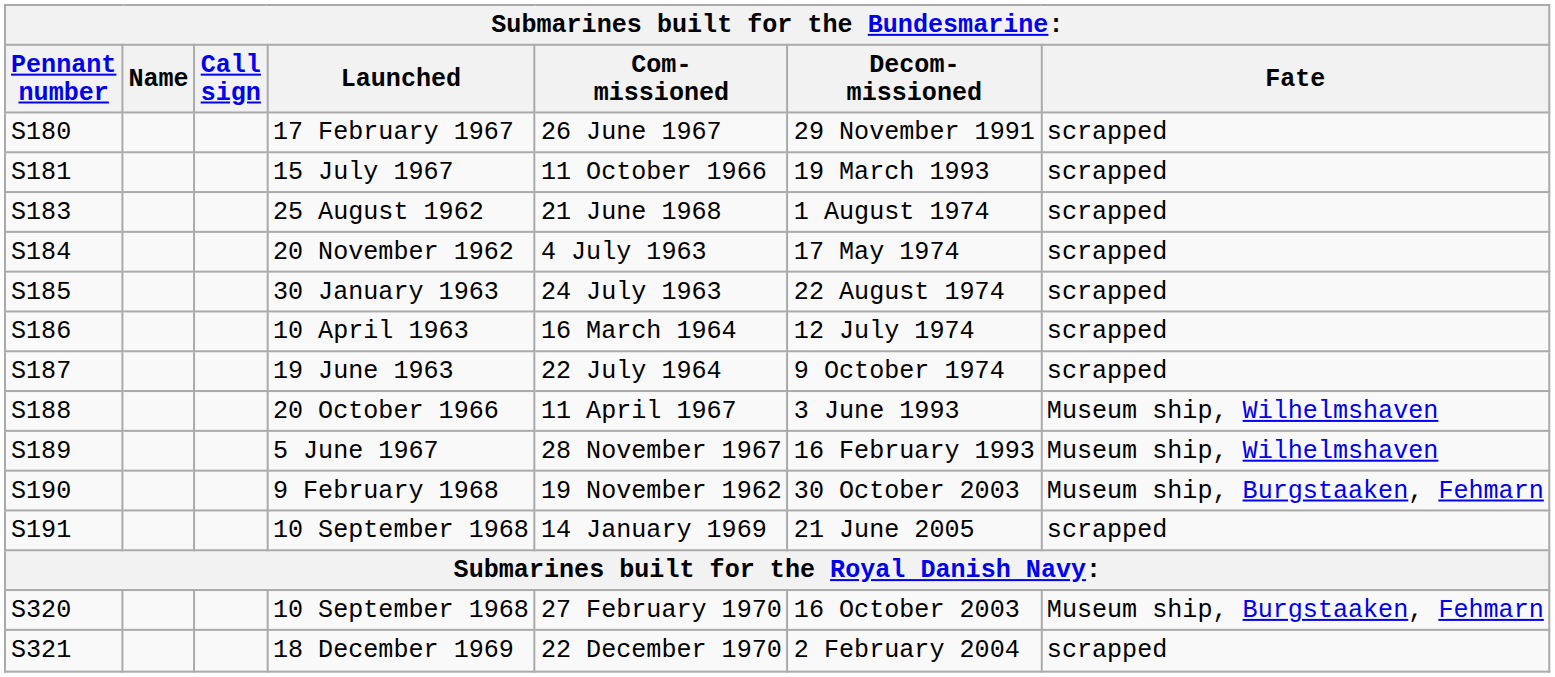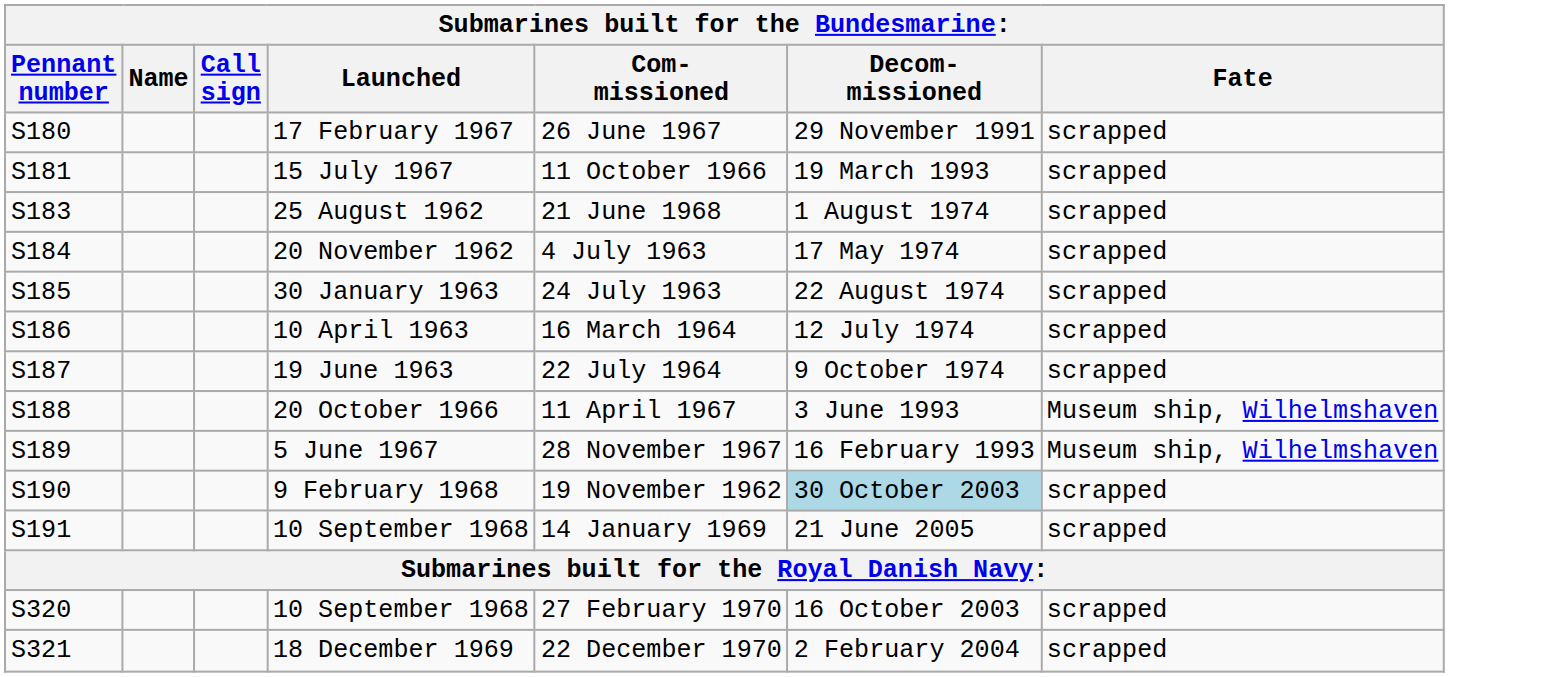(907, 491) no background -> (907, 491) lightblue background
(1295, 491) Museum ship, Burgstaaken, Fehmarn -> (1107, 491) scrapped
(1295, 610) Museum ship, Burgstaaken, Fehmarn -> (1107, 610) scrapped
